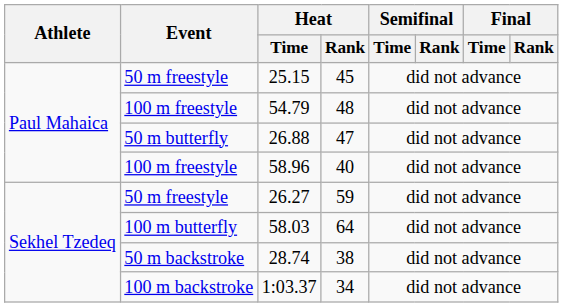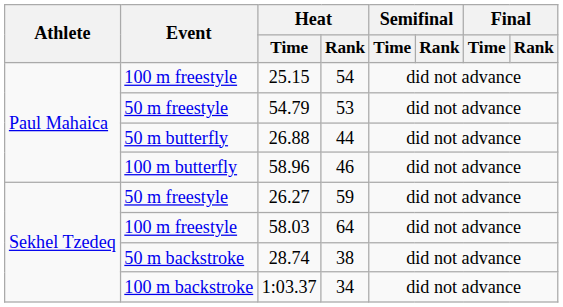(176, 78) 50 m freestyle -> (181, 78) 100 m freestyle
(345, 78) 45 -> (345, 78) 54
(181, 108) 100 m freestyle -> (176, 108) 50 m freestyle
(345, 108) 48 -> (345, 108) 53
(345, 137) 47 -> (345, 137) 44
(181, 167) 100 m freestyle -> (181, 167) 100 m butterfly
(345, 167) 40 -> (345, 167) 46
(181, 227) 100 m butterfly -> (181, 227) 100 m freestyle
